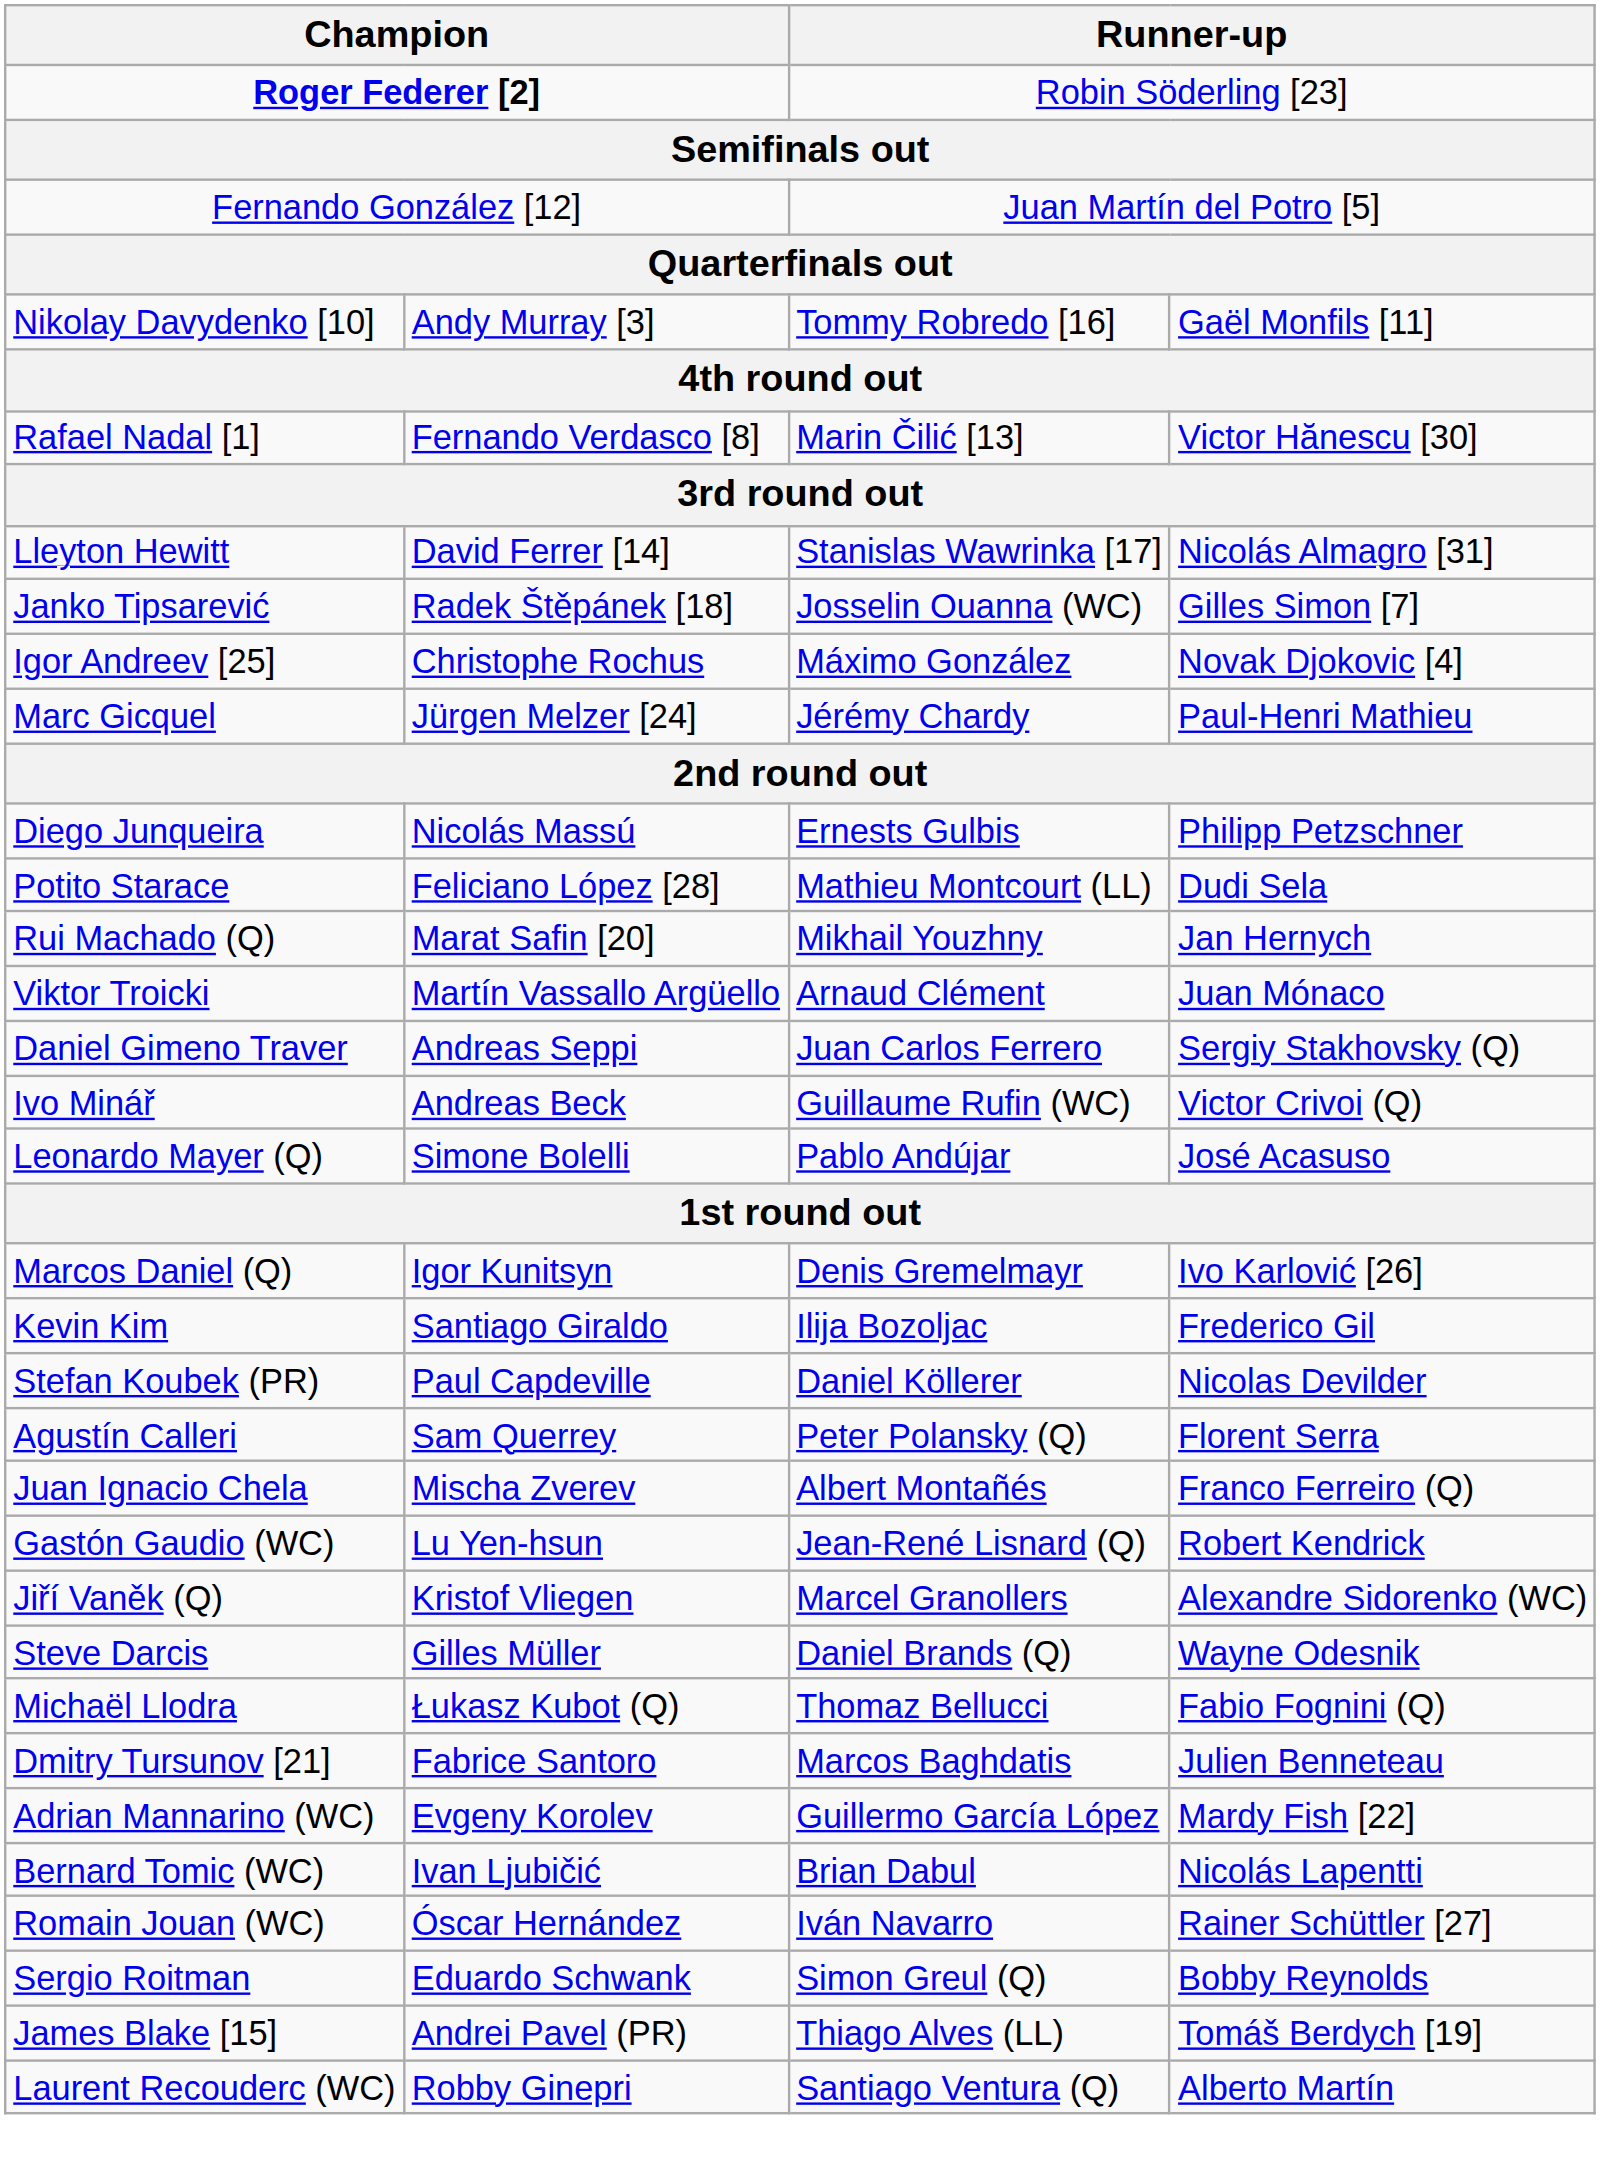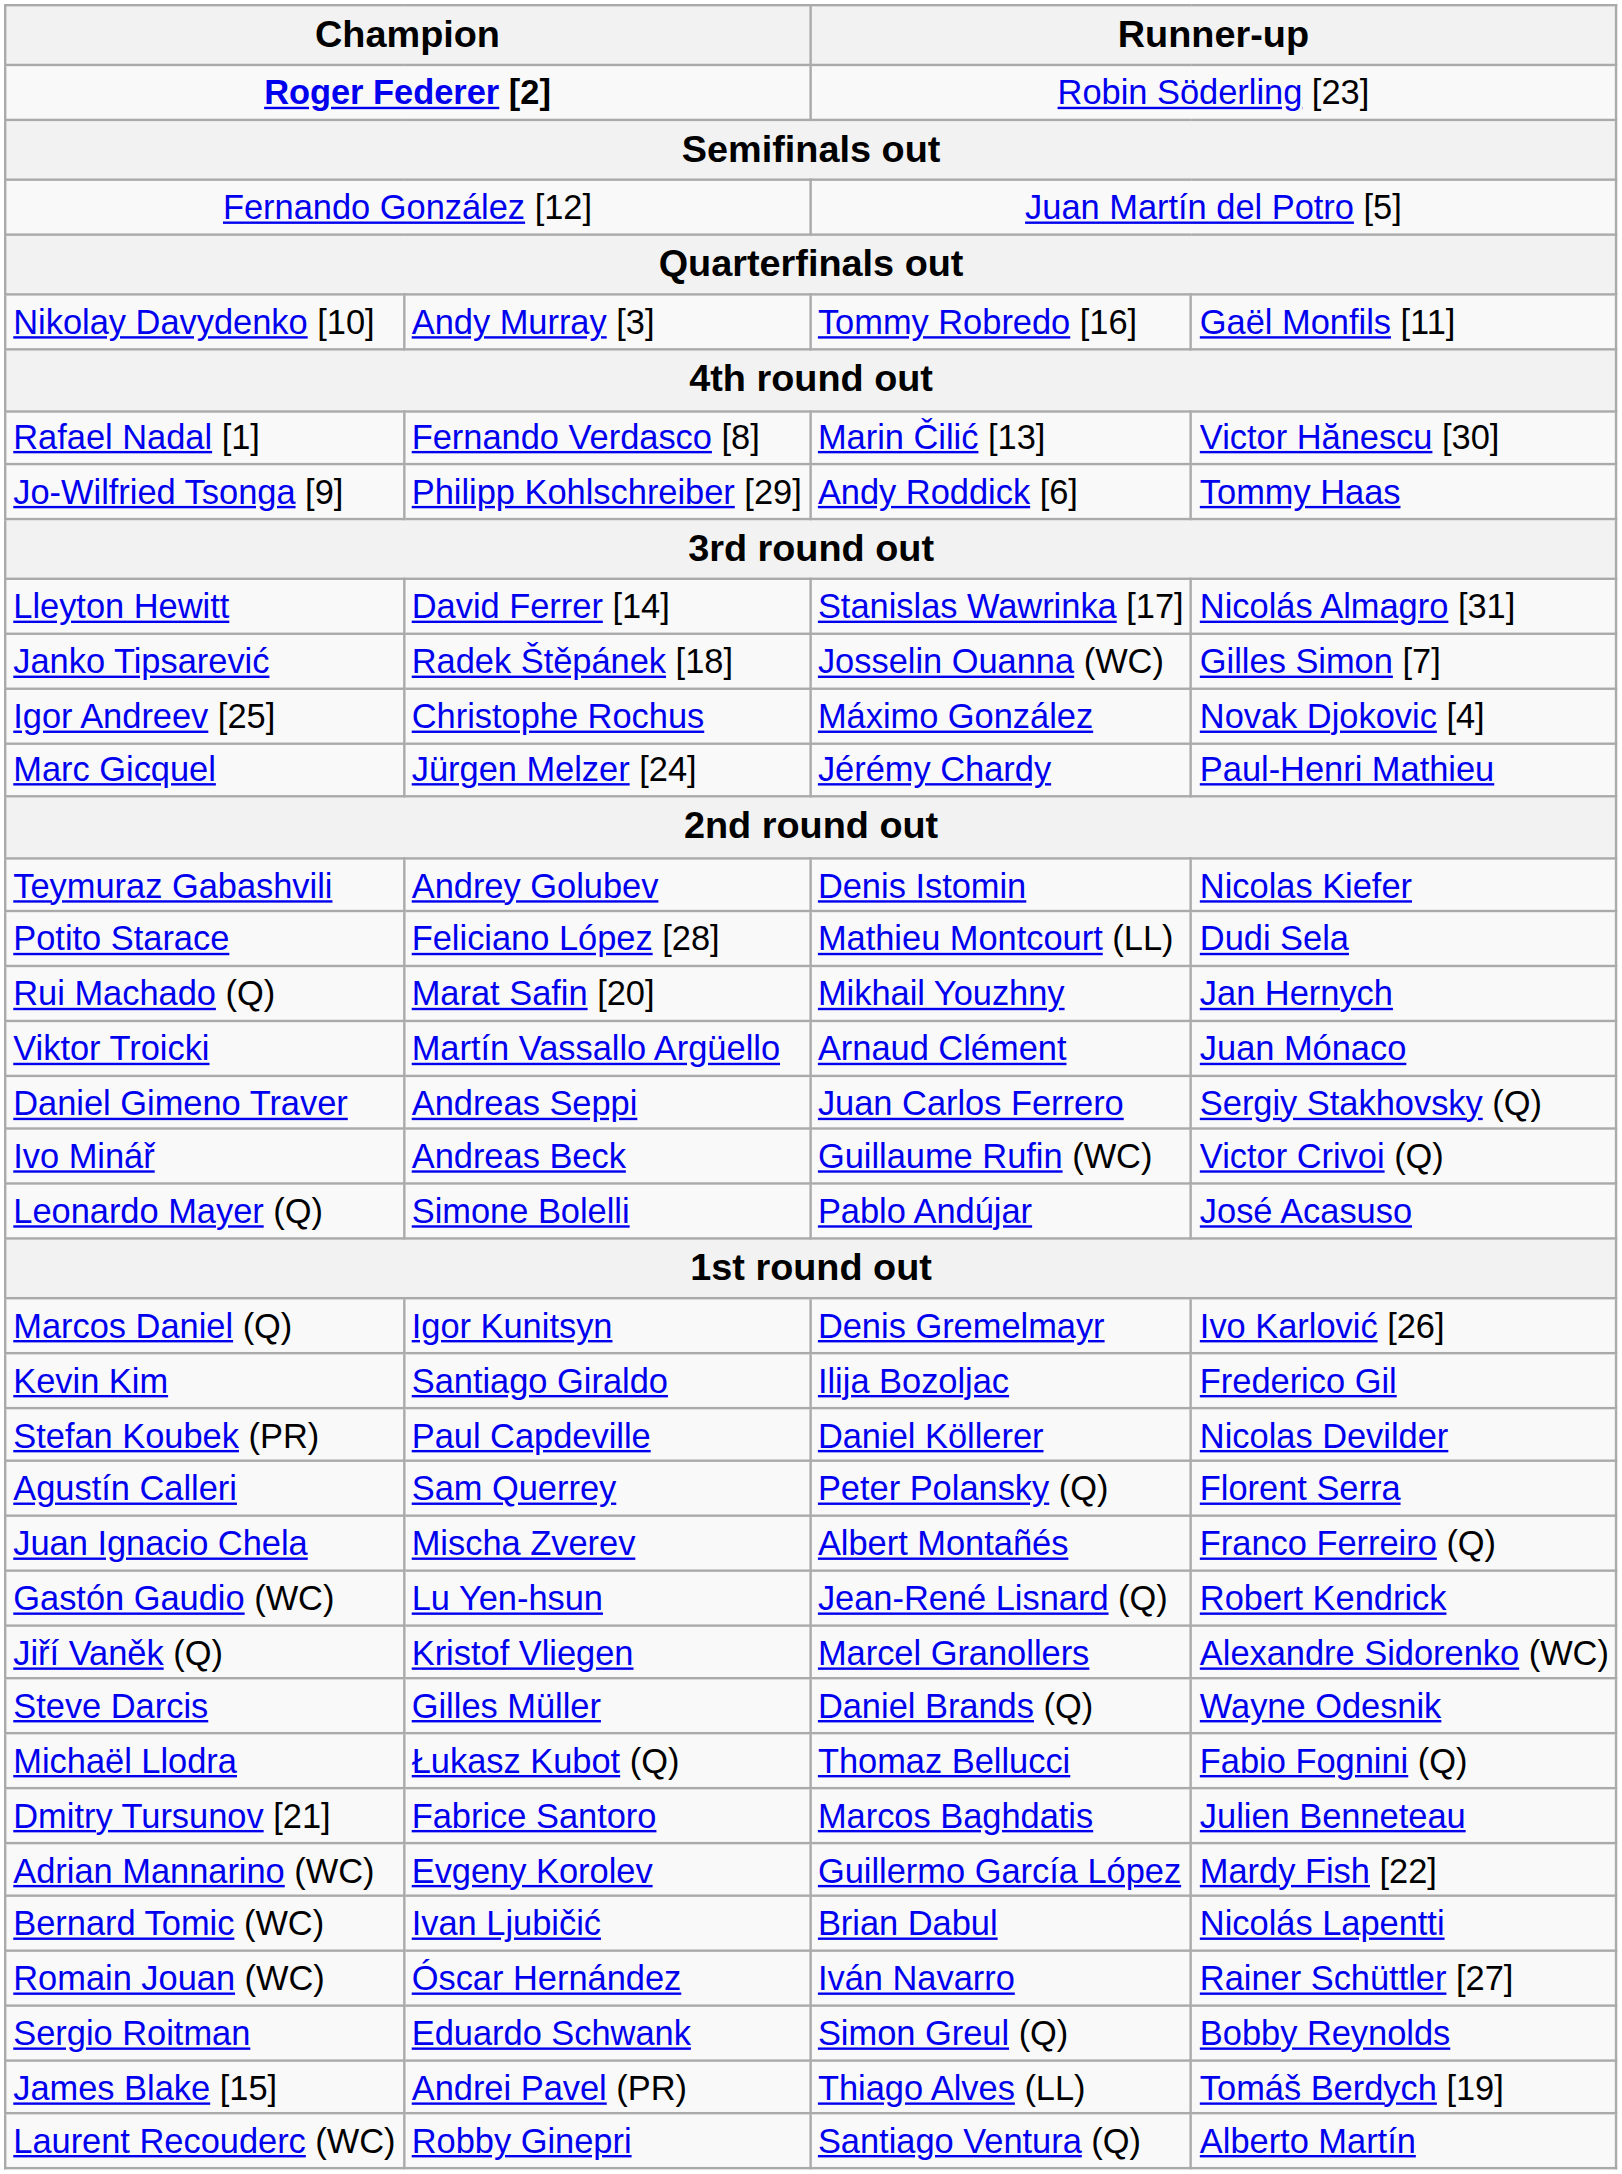+ row: (178, 492)
+ row: (173, 885)
- row: (139, 831)
